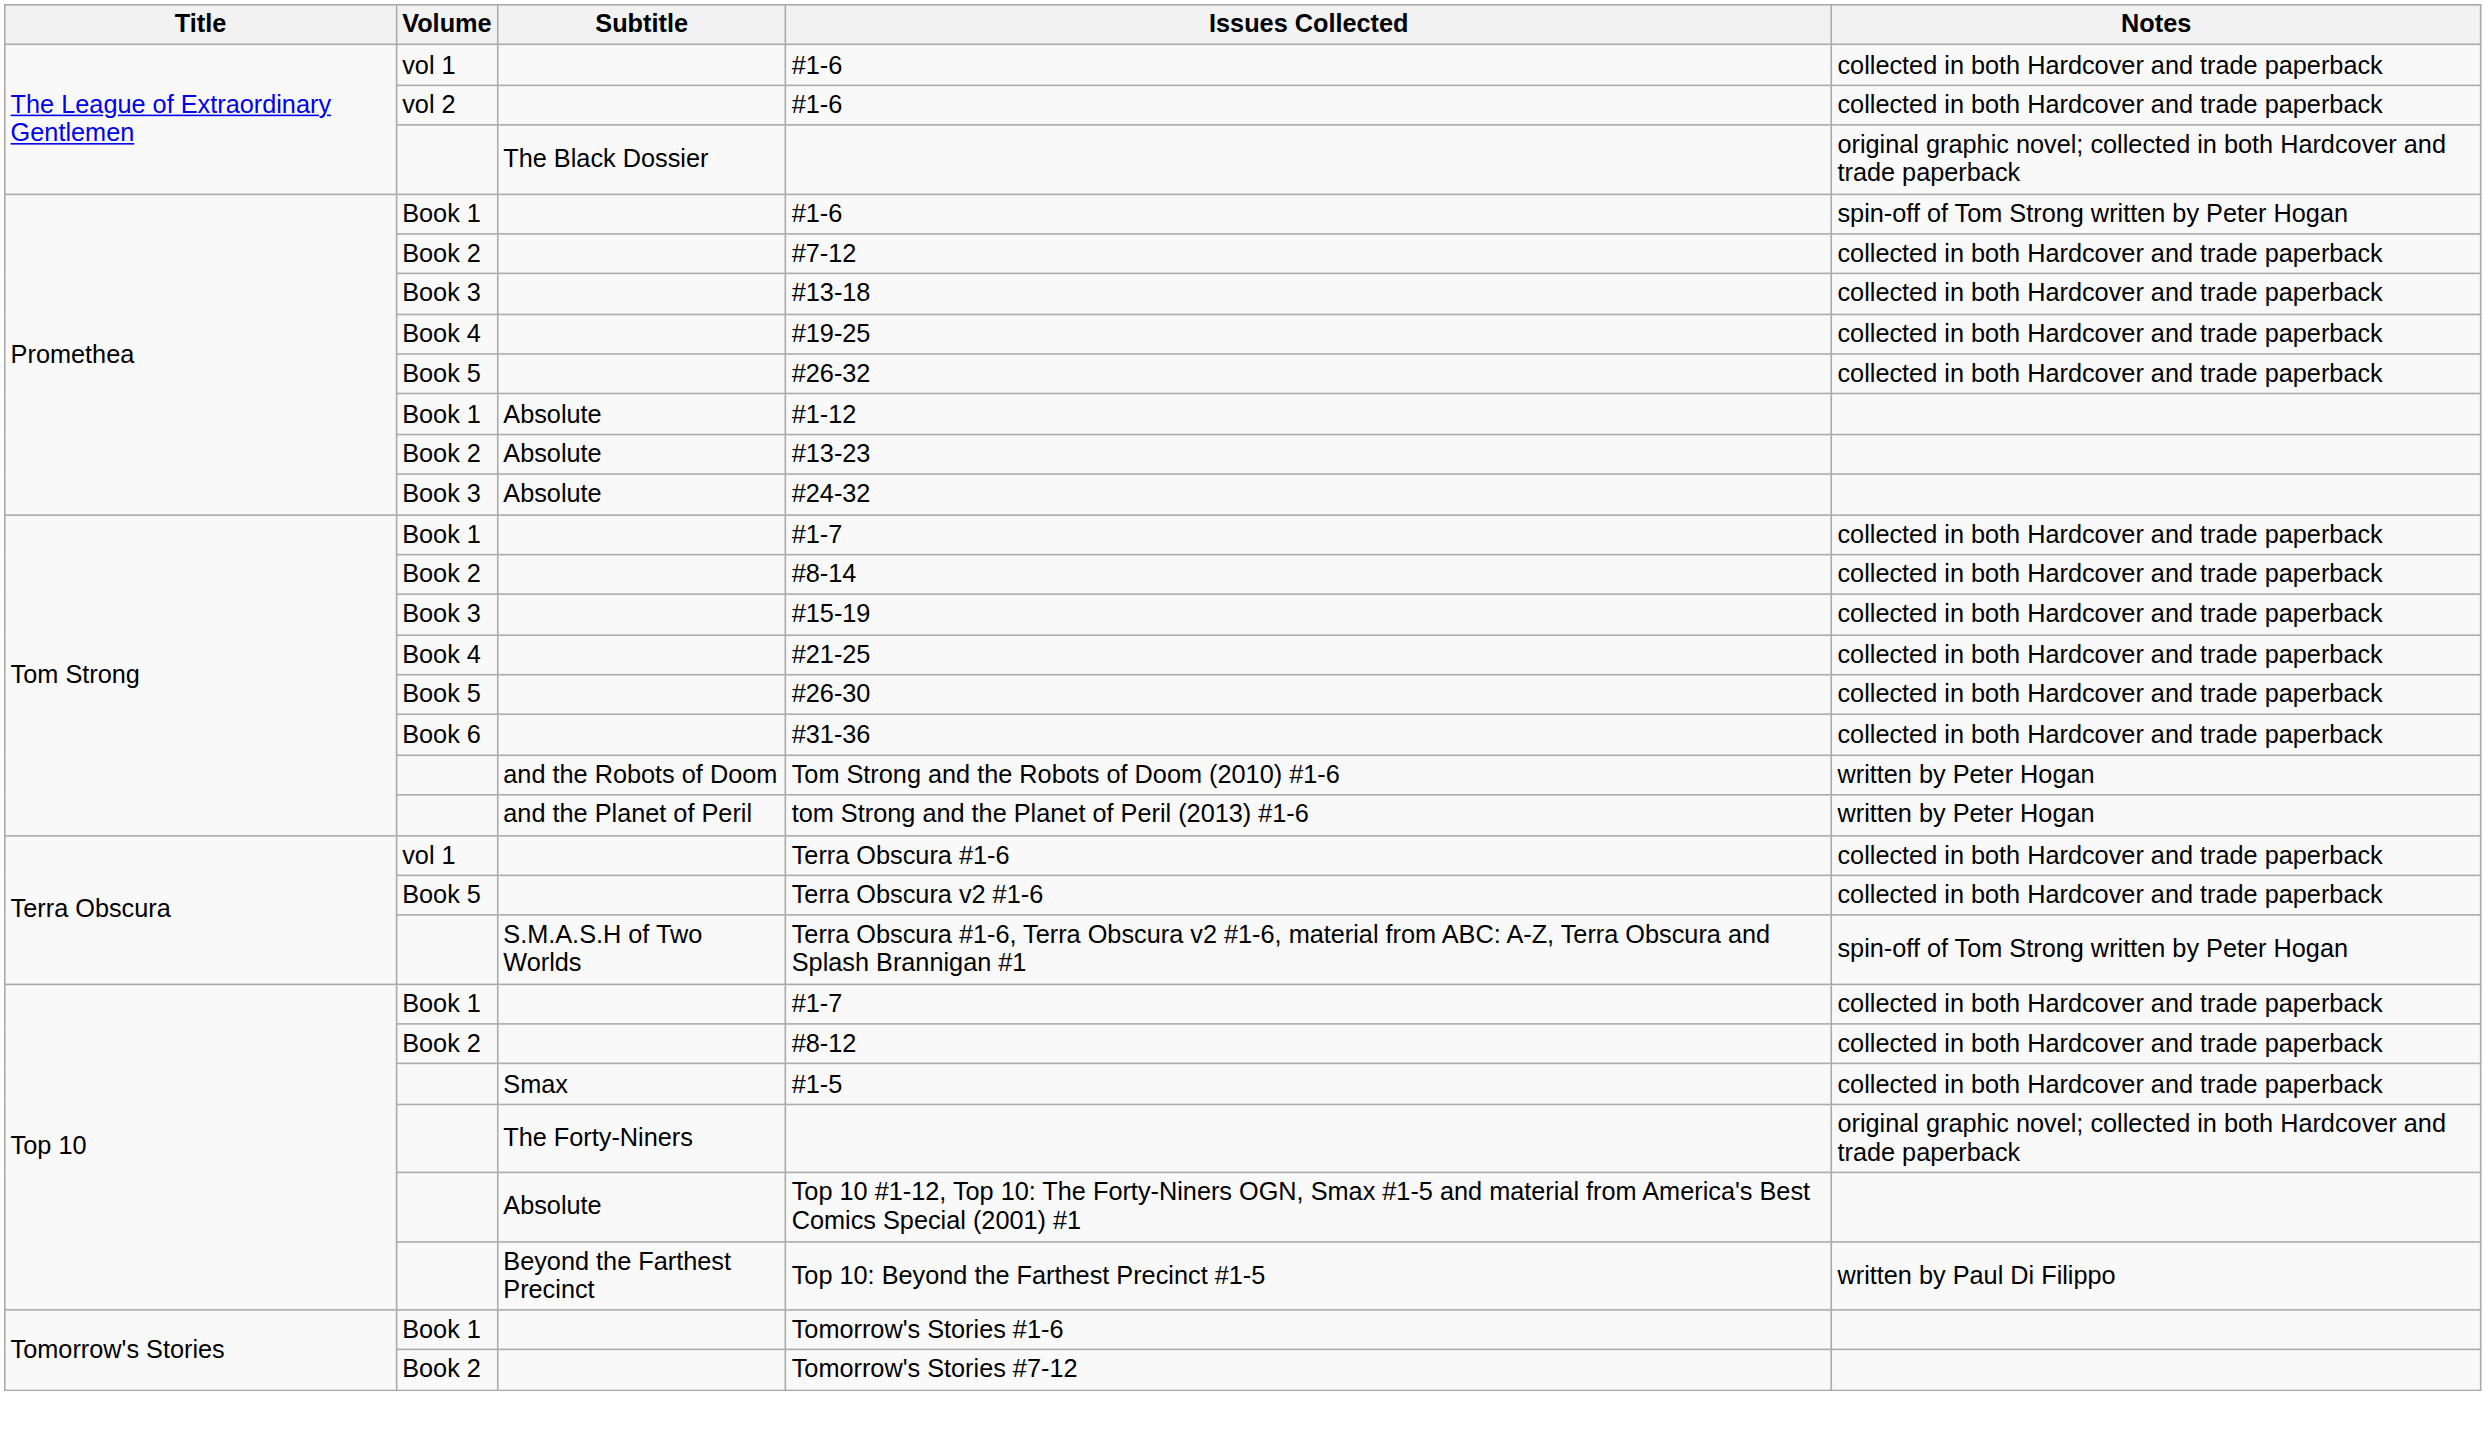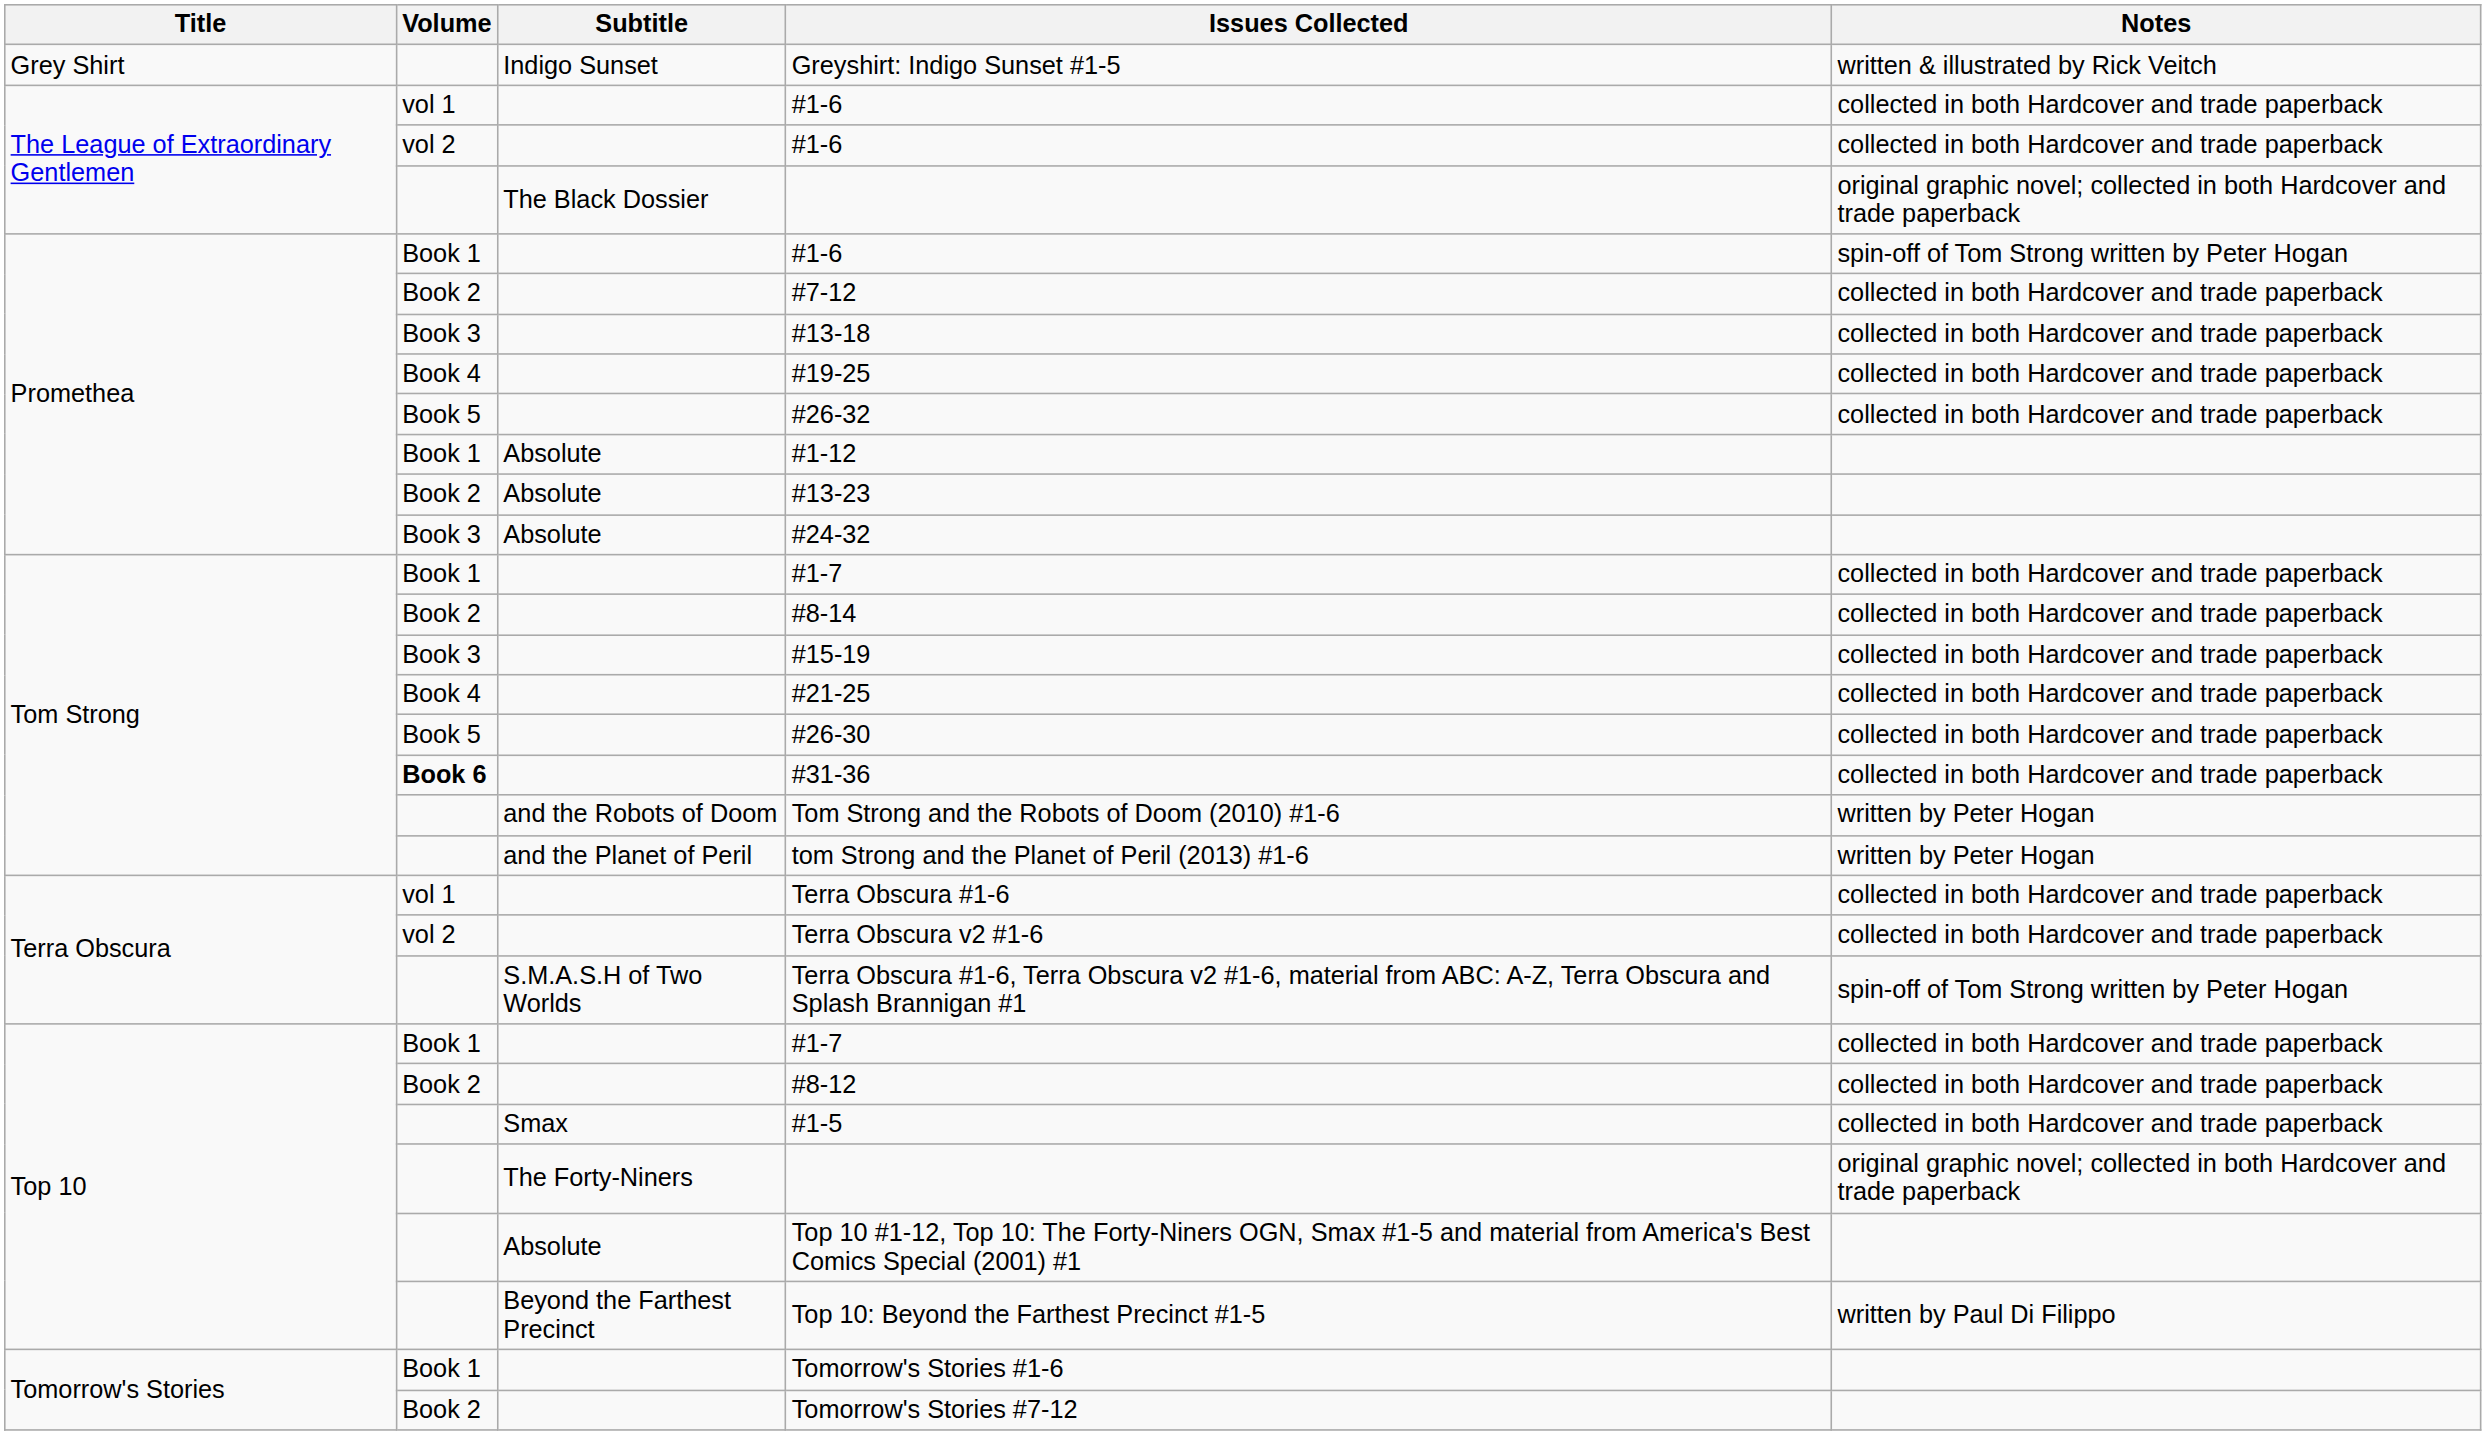+ row: (68, 64)
(442, 734) normal -> (444, 774) bold
(442, 894) Book 5 -> (429, 935) vol 2
